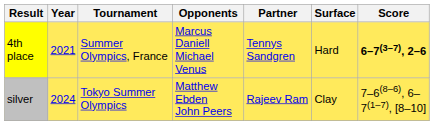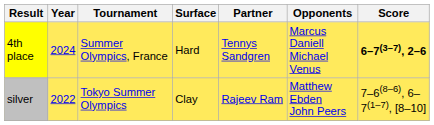columns swapped: (335, 13) <-> (208, 13)
(63, 50) 2021 -> (63, 50) 2024
(63, 99) 2024 -> (63, 99) 2022
